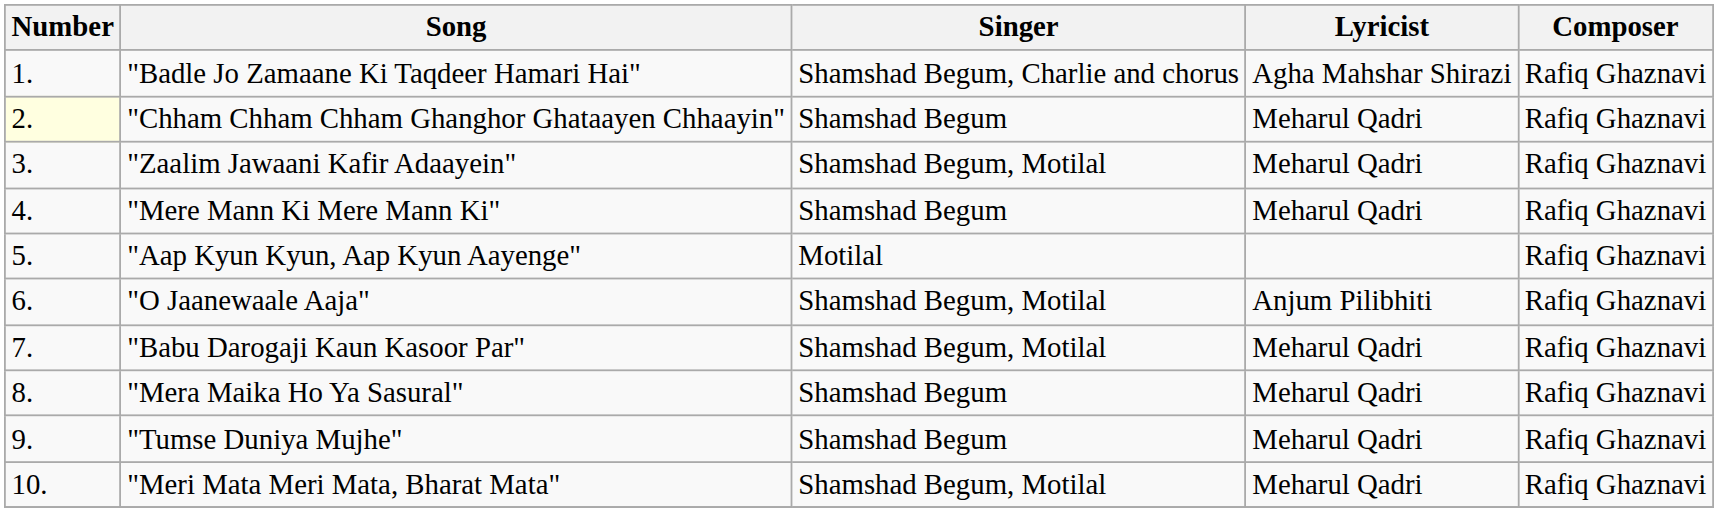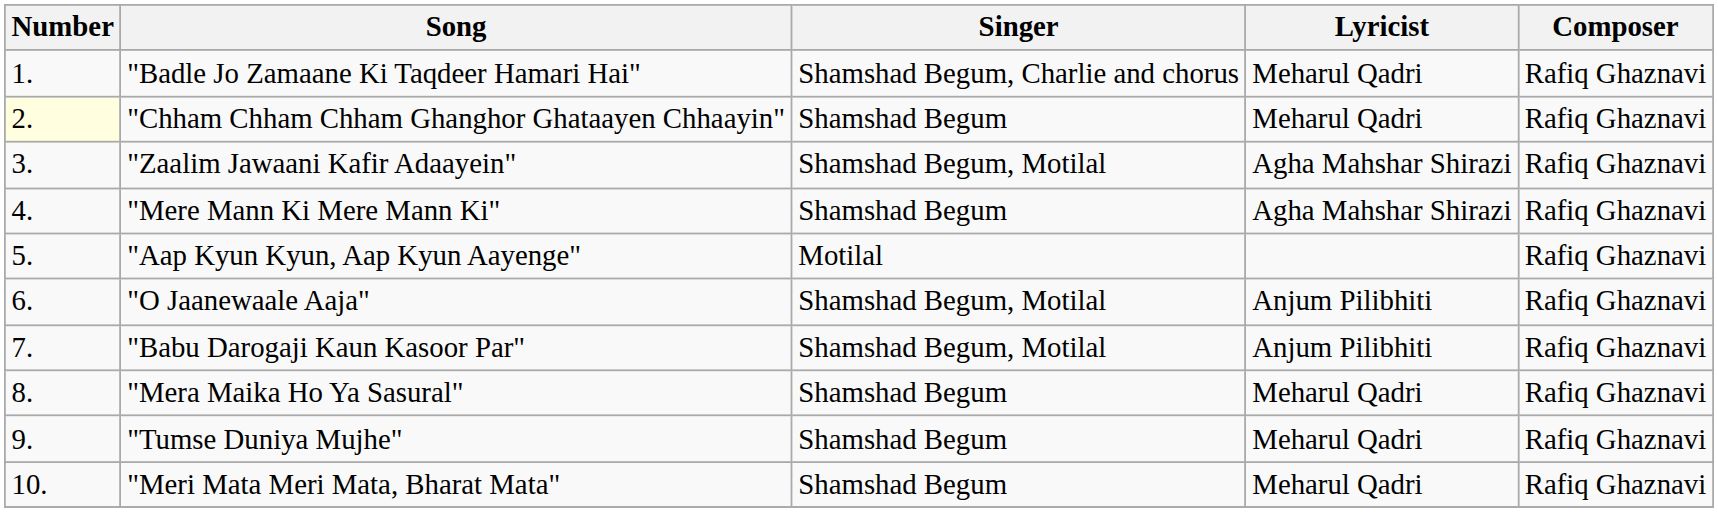(1382, 73) Agha Mahshar Shirazi -> (1337, 73) Meharul Qadri
(1337, 164) Meharul Qadri -> (1382, 164) Agha Mahshar Shirazi
(1337, 210) Meharul Qadri -> (1382, 210) Agha Mahshar Shirazi
(1337, 347) Meharul Qadri -> (1342, 347) Anjum Pilibhiti
(952, 484) Shamshad Begum, Motilal -> (903, 484) Shamshad Begum
